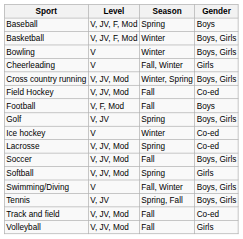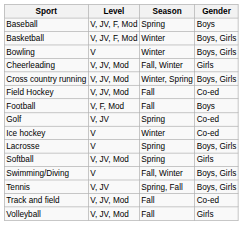(93, 65) V -> (110, 65) V, JV, Mod
(216, 119) Boys, Girls -> (208, 119) Co-ed
(110, 146) V, JV, Mod -> (93, 146) V
(208, 146) Co-ed -> (216, 146) Boys, Girls
- row: (19, 160)
